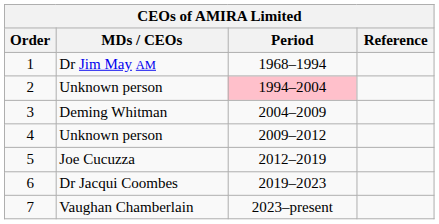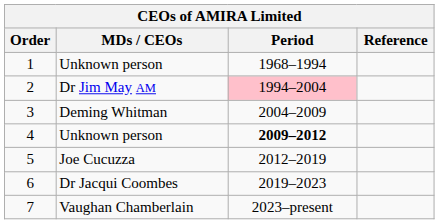(108, 64) Dr Jim May AM -> (111, 64) Unknown person
(111, 87) Unknown person -> (108, 87) Dr Jim May AM
(292, 135) normal -> (292, 135) bold
